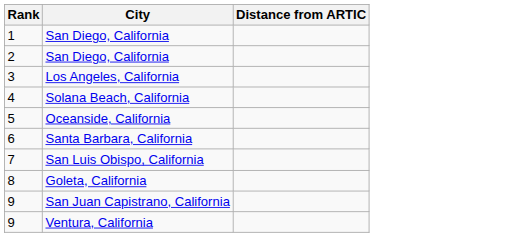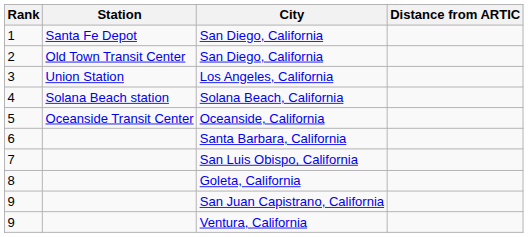+ column: (120, 15)
